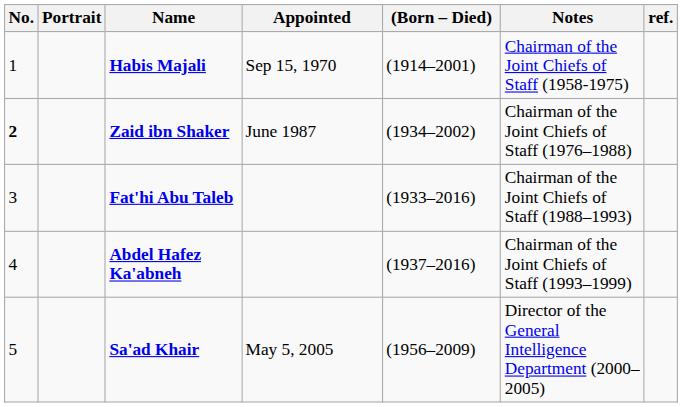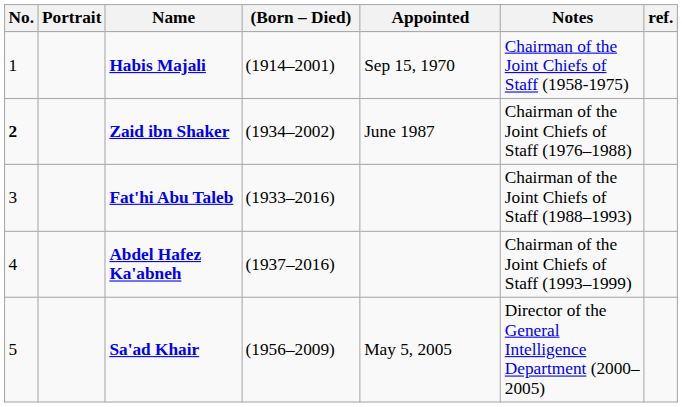columns swapped: (441, 18) <-> (312, 18)
